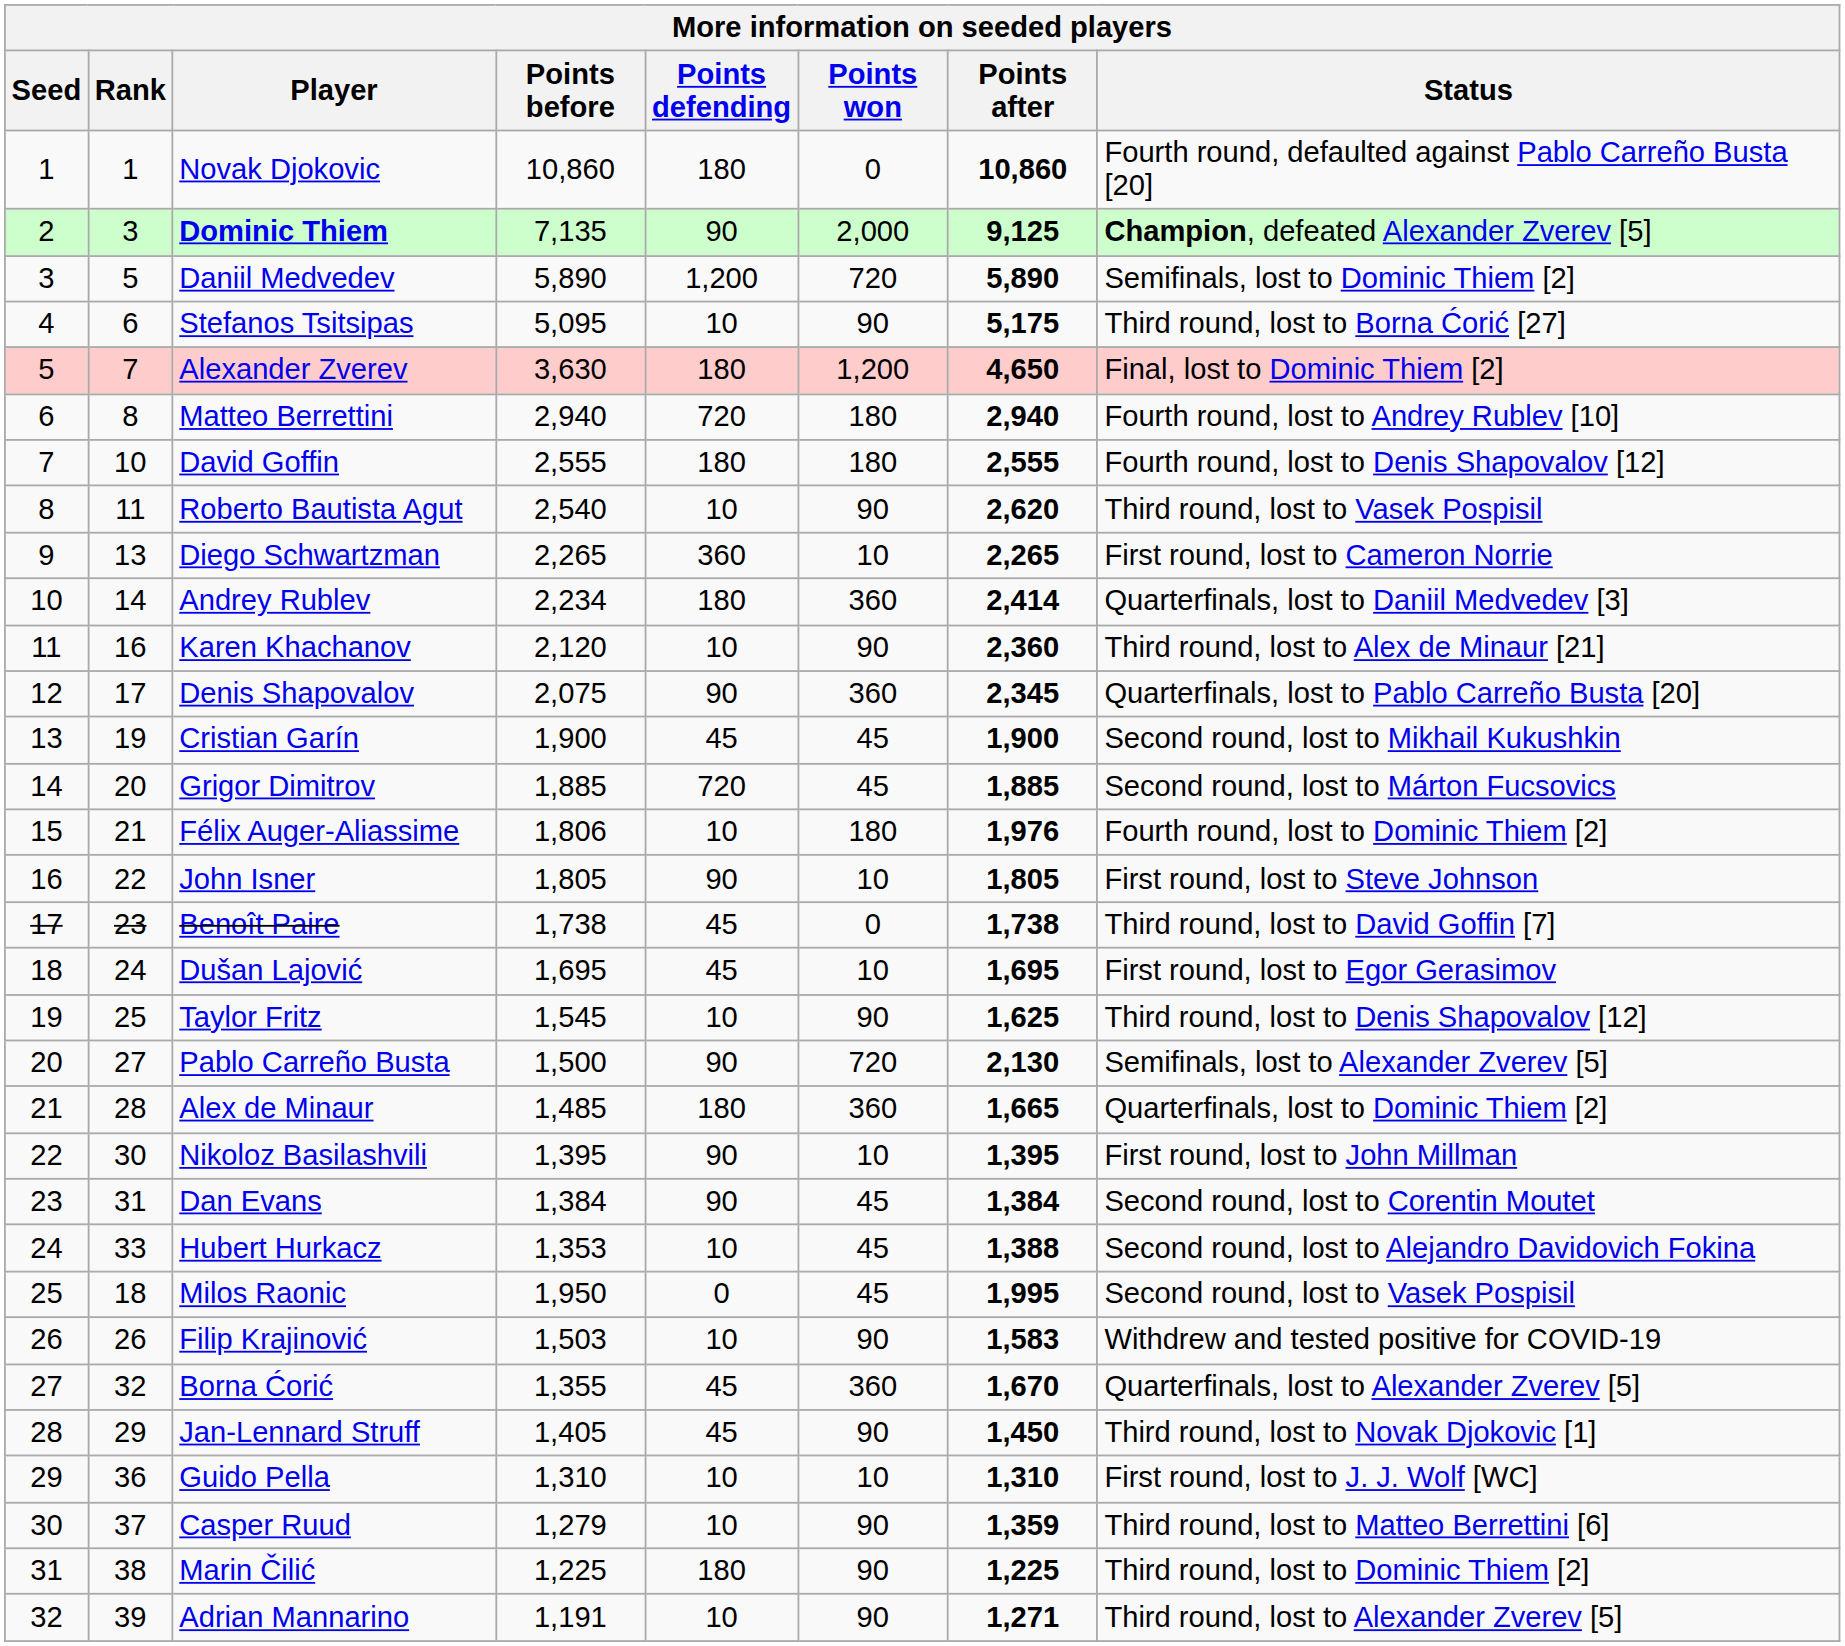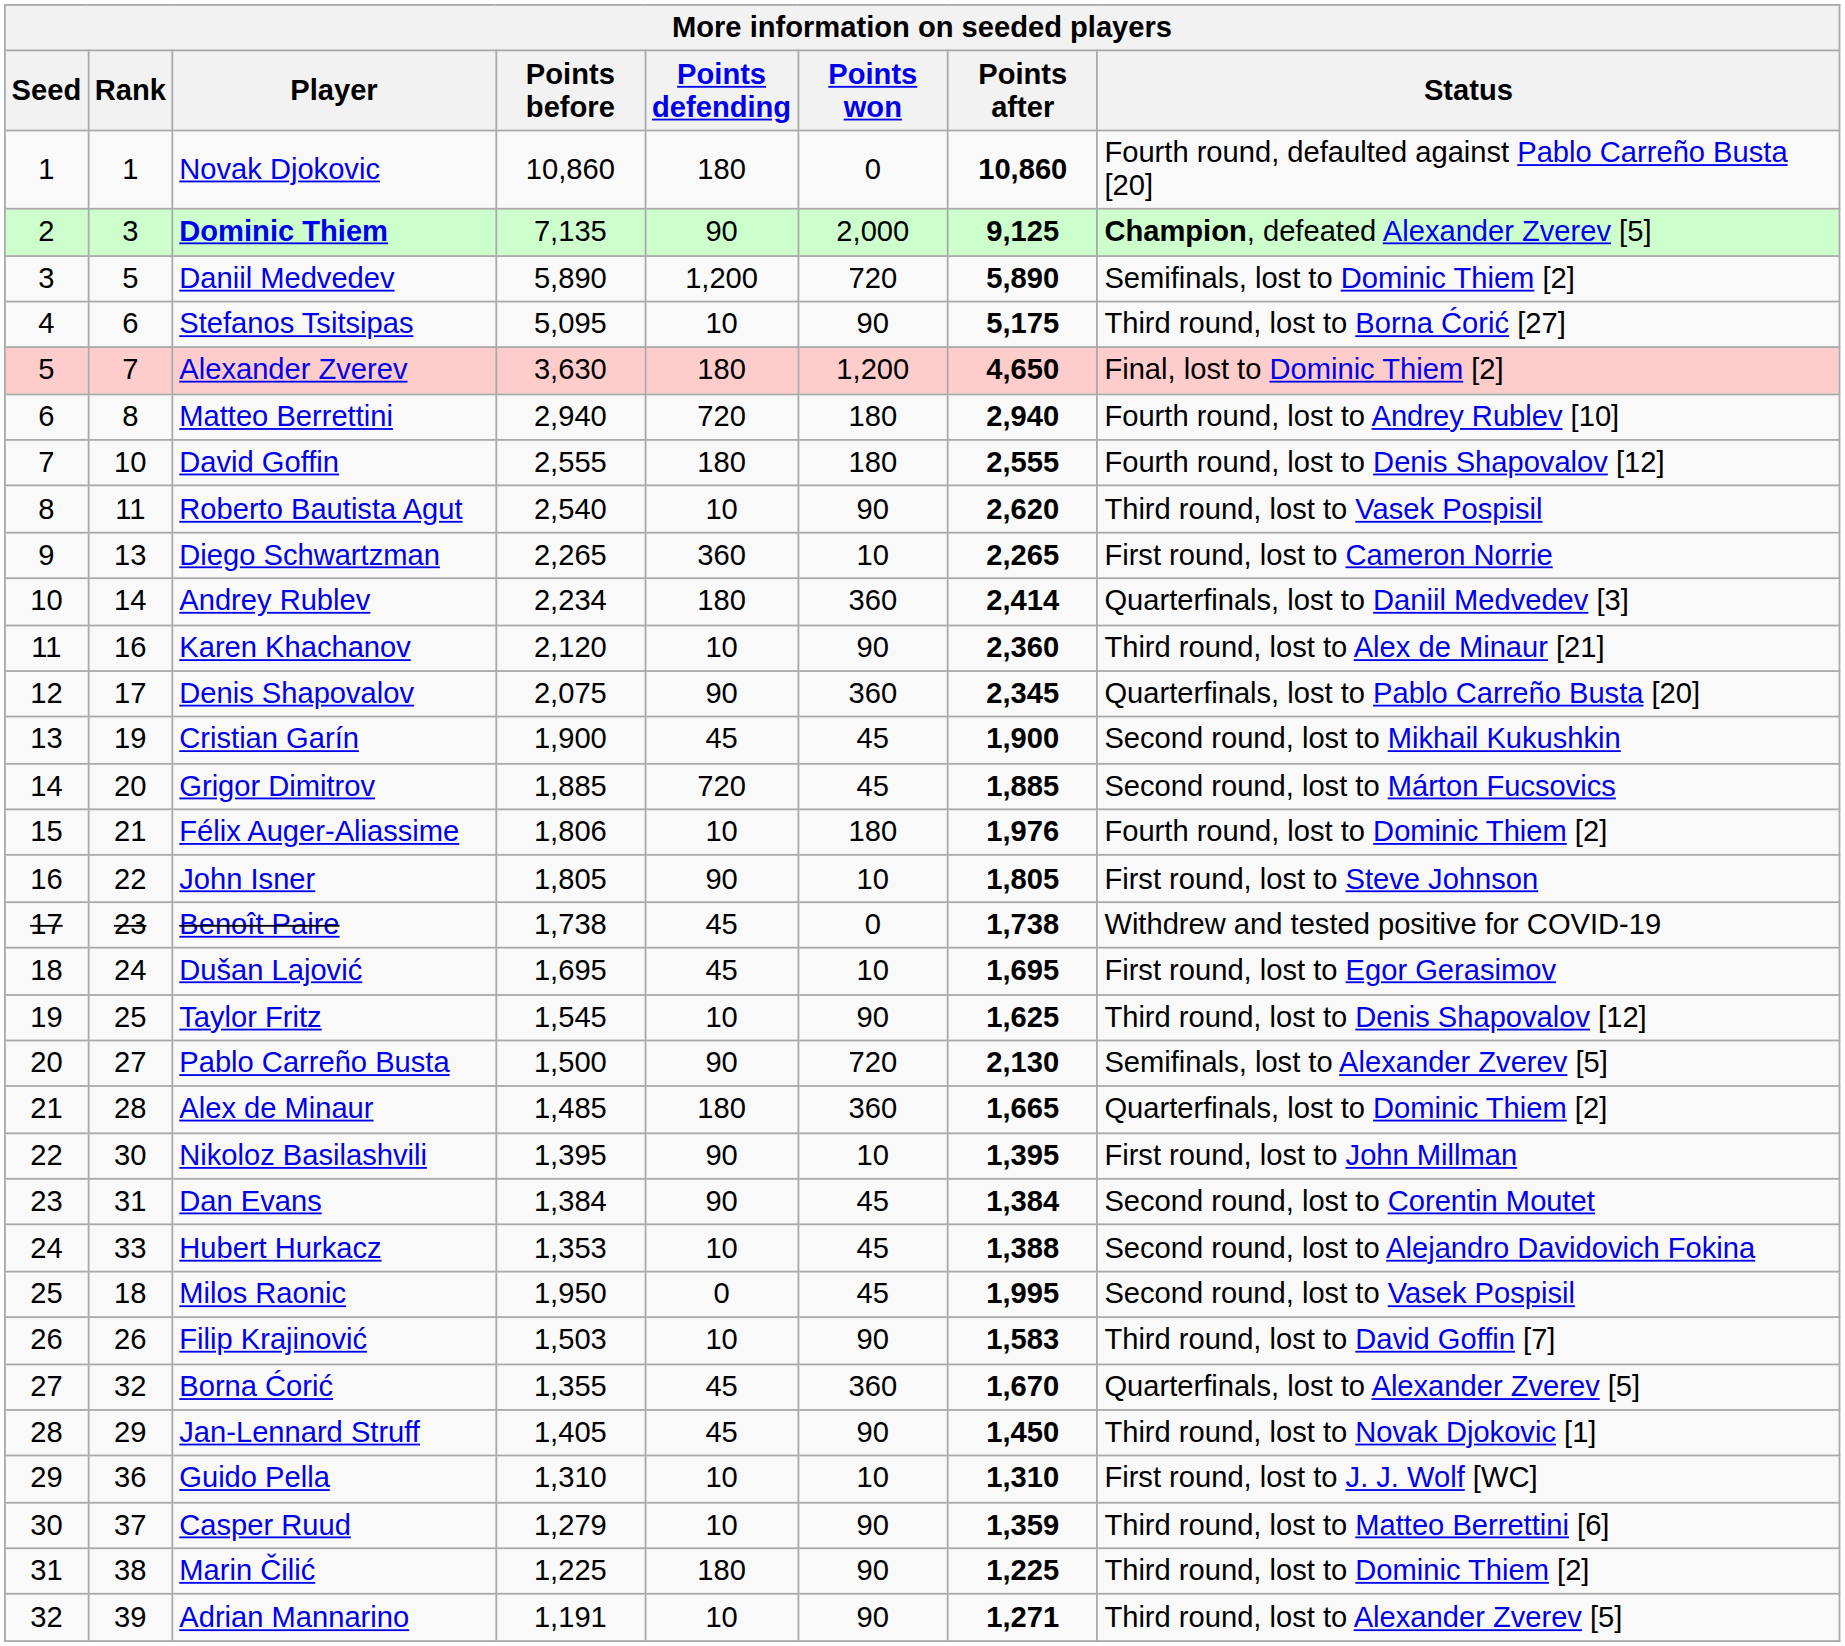(1330, 924) Third round, lost to David Goffin [7] -> (1383, 924) Withdrew and tested positive for COVID-19
(1383, 1340) Withdrew and tested positive for COVID-19 -> (1330, 1340) Third round, lost to David Goffin [7]
